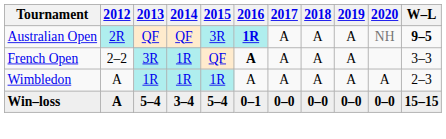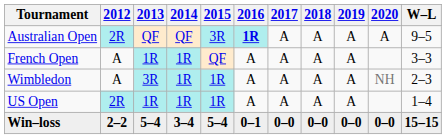(385, 36) NH -> (385, 36) A
(422, 36) bold -> (422, 36) normal
(117, 58) 2–2 -> (117, 58) A
(150, 58) 3R -> (150, 58) 1R
(251, 58) bold -> (251, 58) normal
(150, 79) 1R -> (150, 79) 3R
(385, 79) A -> (385, 79) NH
+ row: (33, 101)
(117, 101) A -> (117, 123) 2–2
